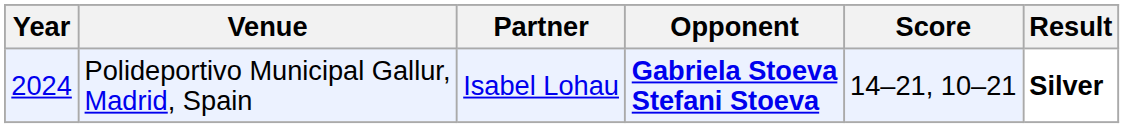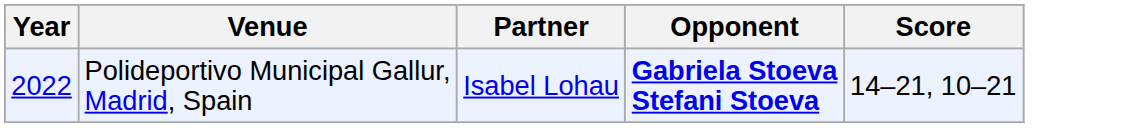- column: (1071, 27)
(42, 85) 2024 -> (42, 85) 2022
